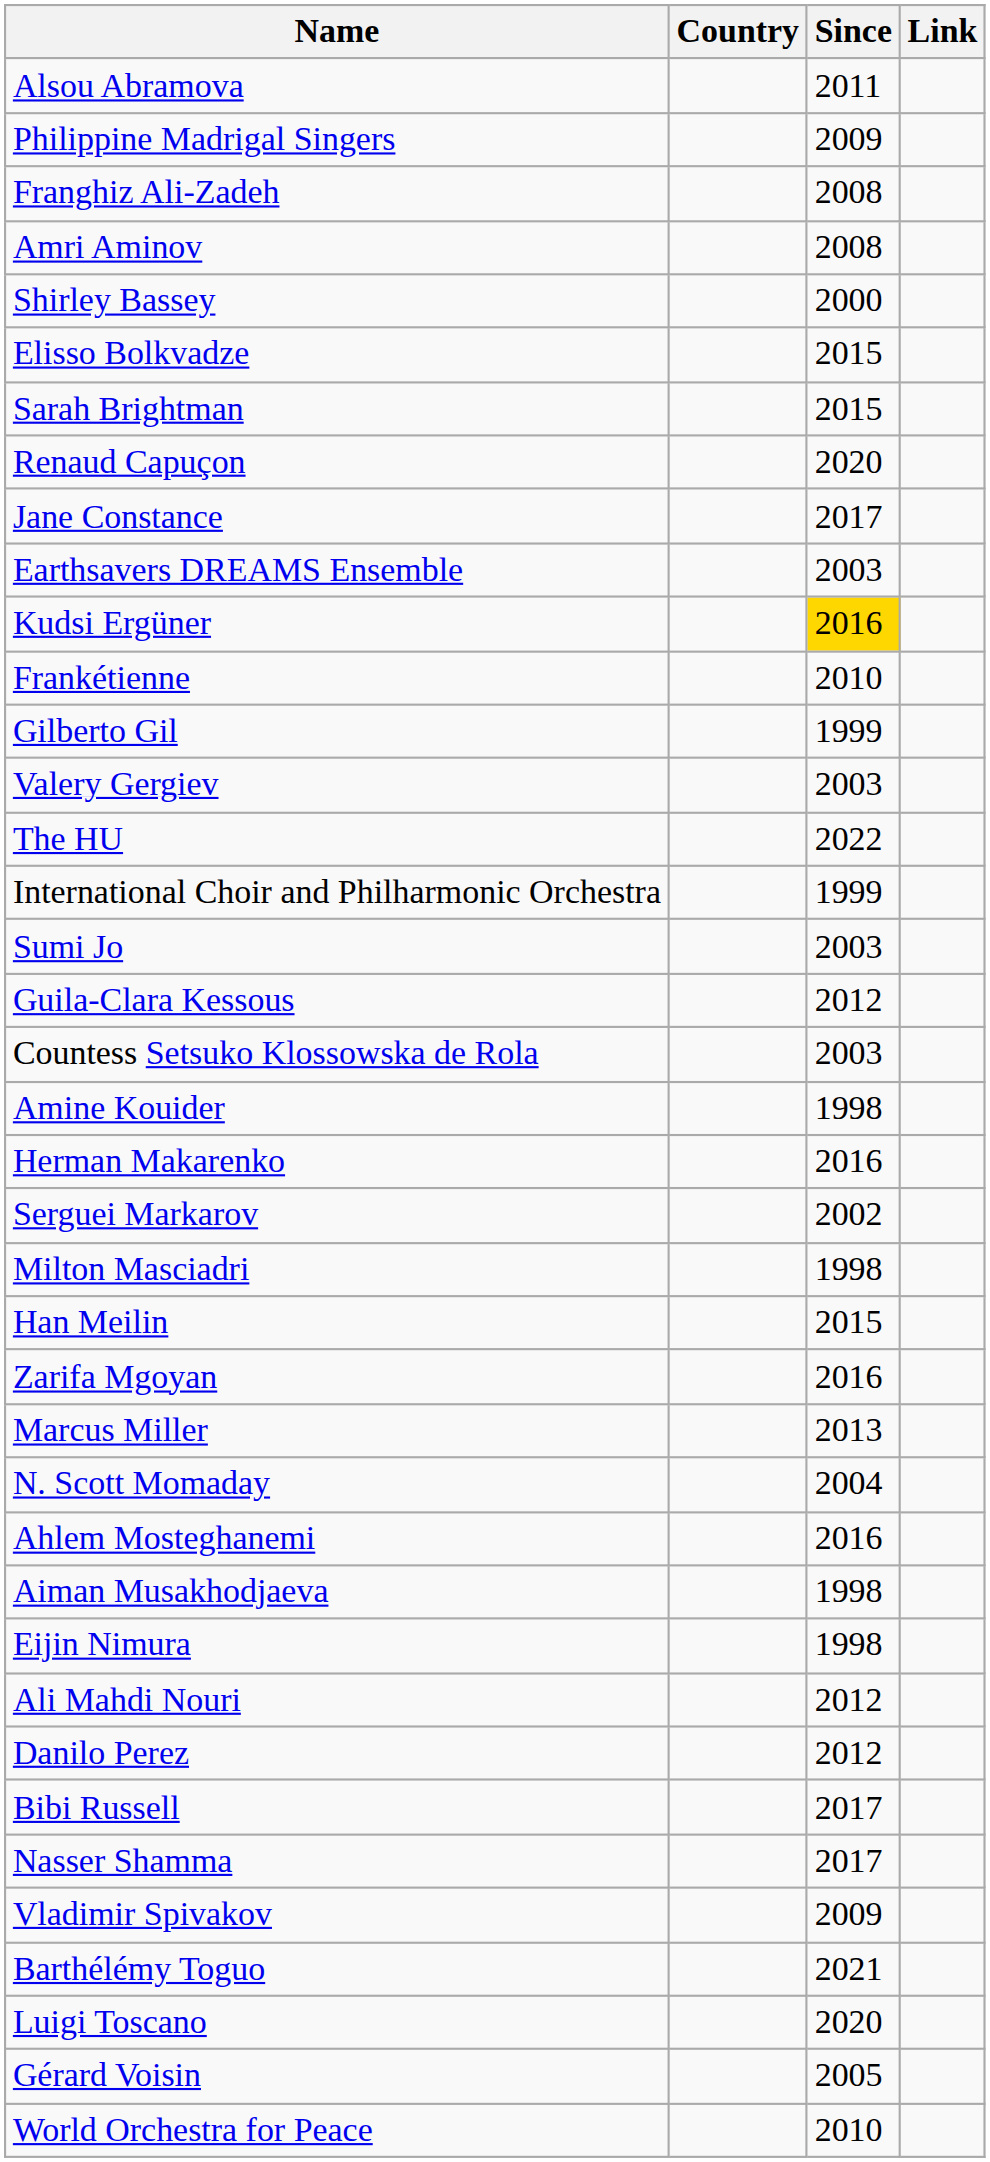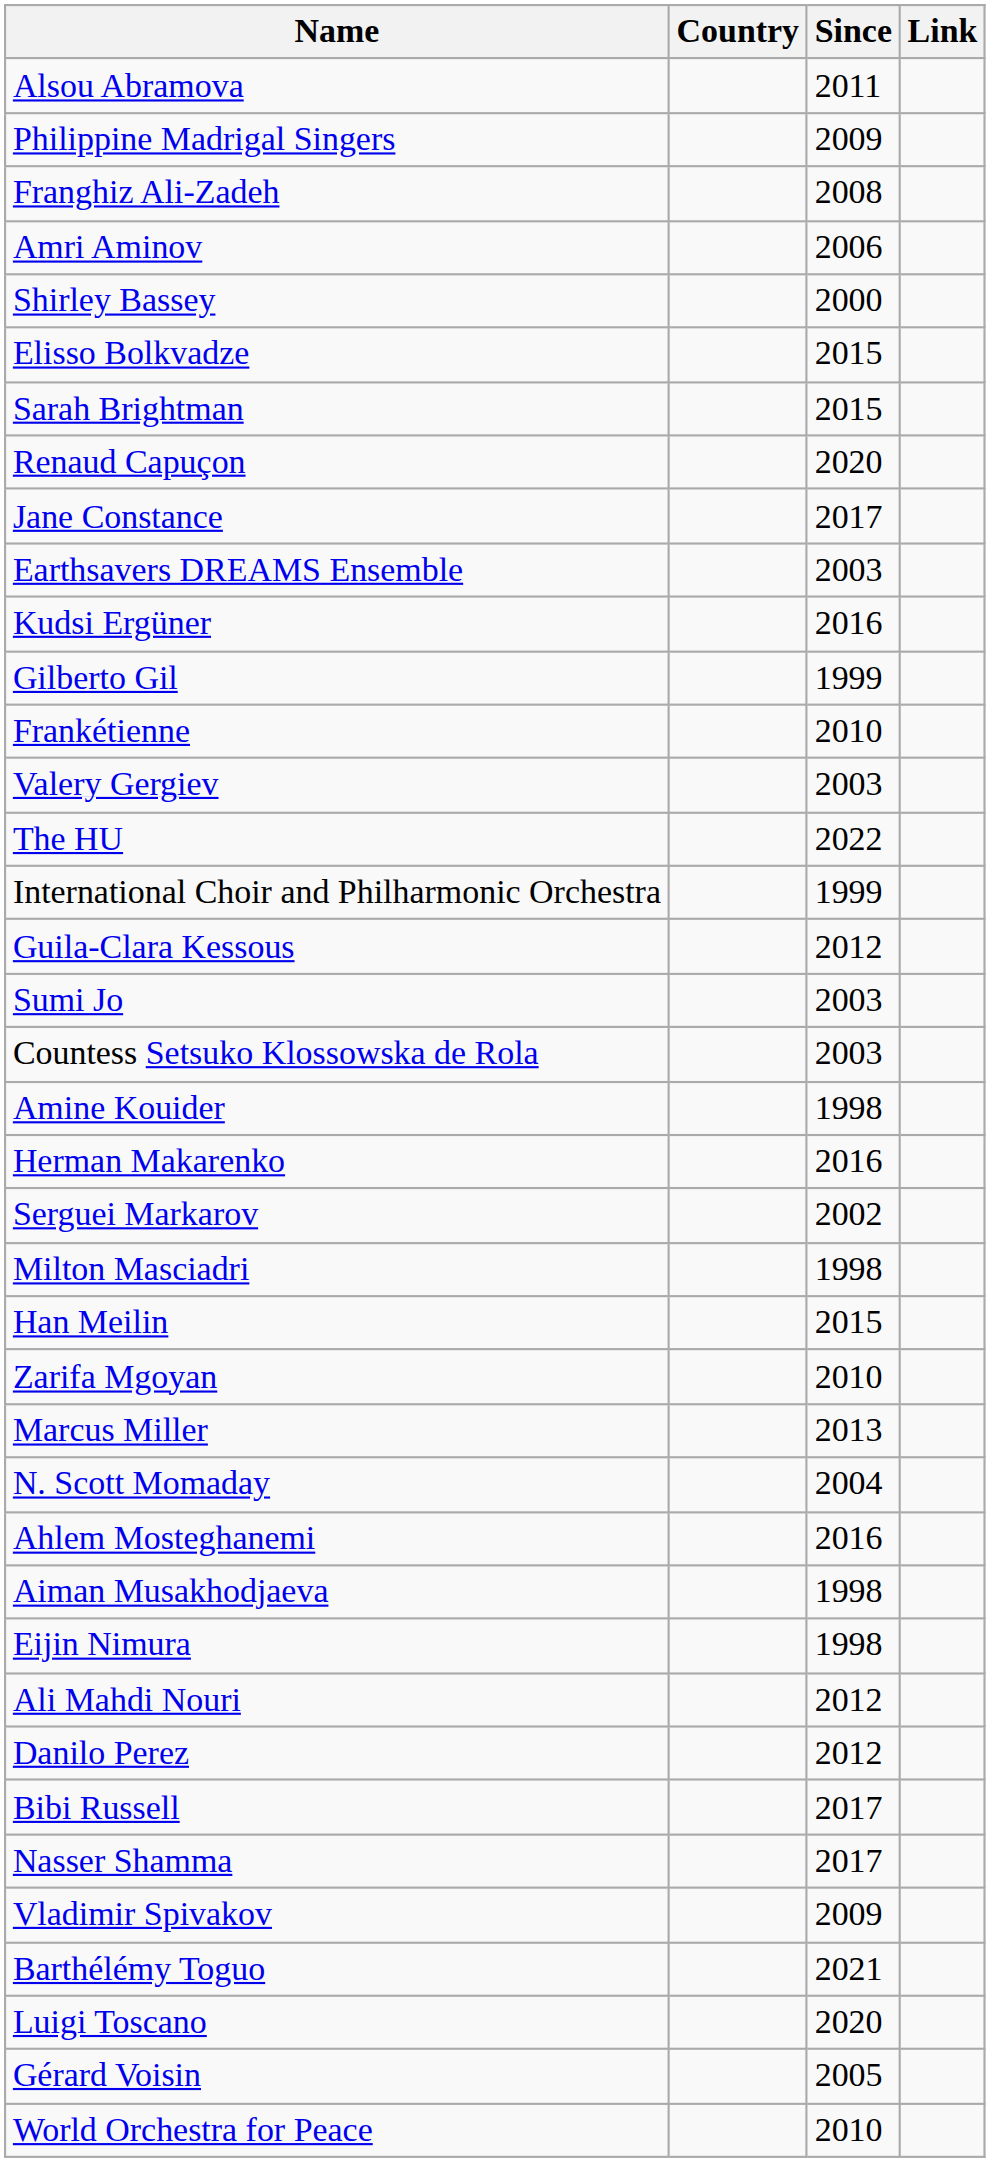(849, 246) 2008 -> (849, 246) 2006
(849, 623) gold background -> (849, 623) no background
rows swapped: (101, 676) <-> (95, 730)
rows swapped: (68, 945) <-> (154, 999)
(849, 1376) 2016 -> (849, 1376) 2010
